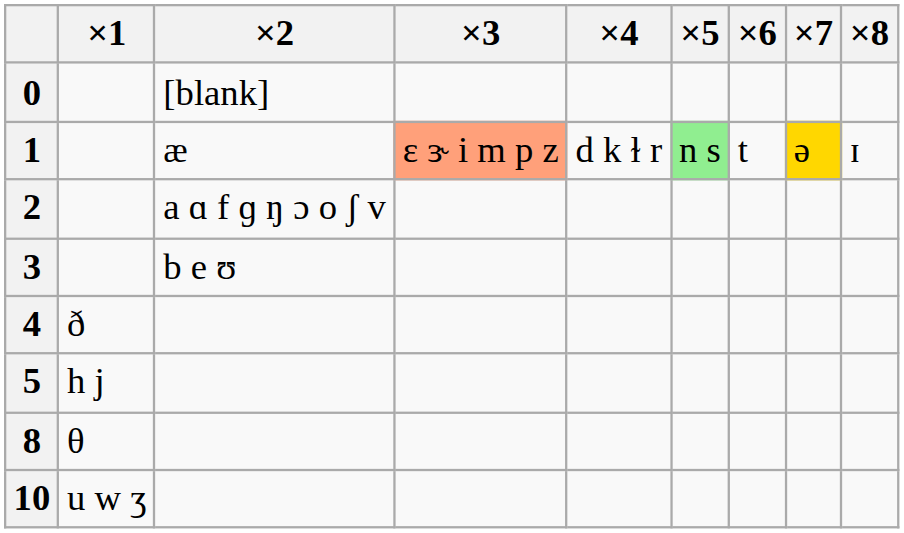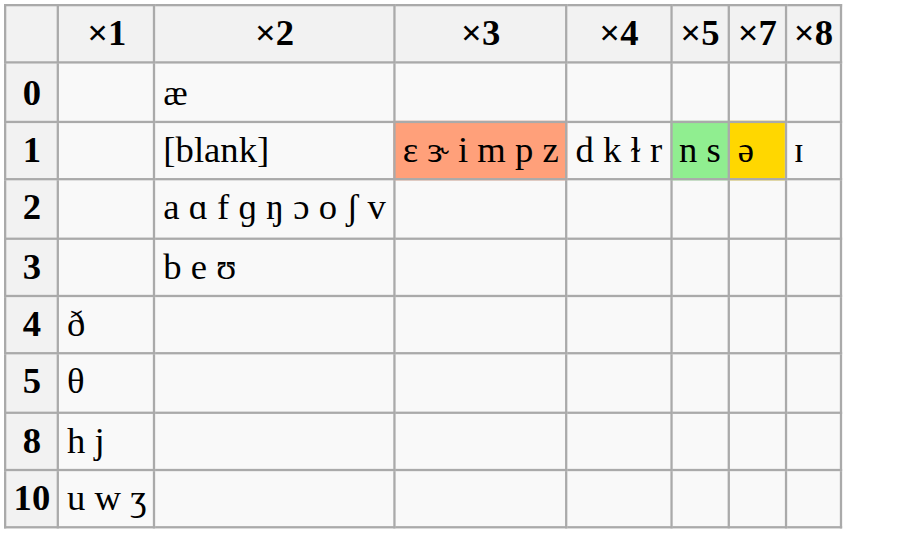- column: (757, 33)
(216, 91) [blank] -> (176, 91) æ
(176, 149) æ -> (216, 149) [blank]
(86, 382) h j -> (76, 382) θ
(76, 440) θ -> (86, 440) h j
